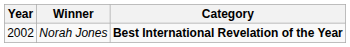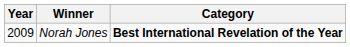(20, 33) 2002 -> (20, 33) 2009
